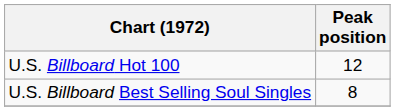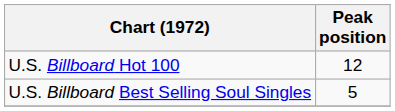(353, 92) 8 -> (353, 92) 5
